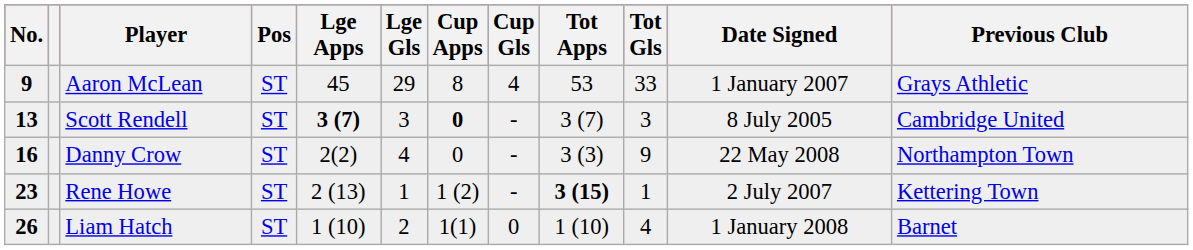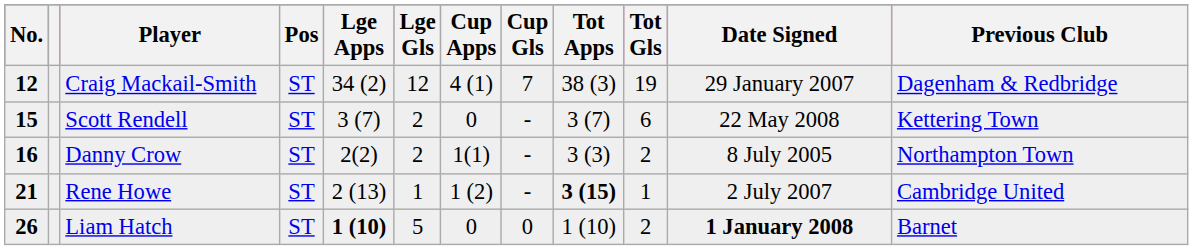- row: (134, 83)
+ row: (161, 83)
(27, 119) 13 -> (27, 119) 15
(338, 119) bold -> (359, 119) normal
(404, 119) 3 -> (418, 119) 2
(458, 119) bold -> (471, 119) normal
(646, 119) 3 -> (646, 119) 6
(779, 119) 8 July 2005 -> (779, 119) 22 May 2008
(981, 119) Cambridge United -> (968, 119) Kettering Town
(404, 155) 4 -> (418, 155) 2
(458, 155) 0 -> (471, 155) 1(1)
(646, 155) 9 -> (646, 155) 2
(779, 155) 22 May 2008 -> (779, 155) 8 July 2005
(27, 190) 23 -> (27, 190) 21
(968, 190) Kettering Town -> (981, 190) Cambridge United
(338, 226) normal -> (359, 226) bold
(404, 226) 2 -> (418, 226) 5
(458, 226) 1(1) -> (471, 226) 0
(646, 226) 4 -> (646, 226) 2
(779, 226) normal -> (779, 226) bold
